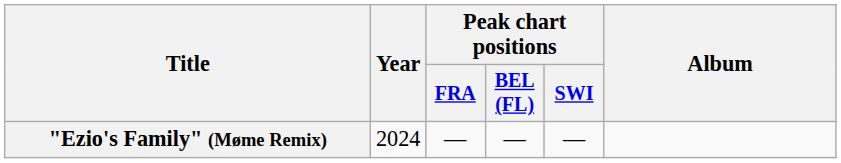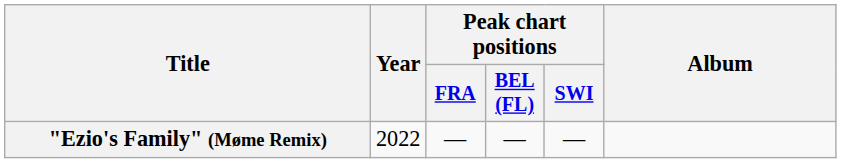(398, 139) 2024 -> (398, 139) 2022
